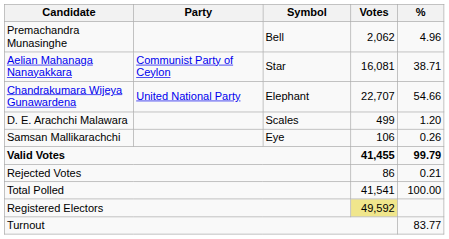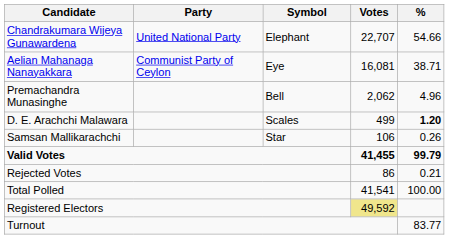rows swapped: (65, 96) <-> (43, 36)
(276, 66) Star -> (275, 66) Eye
(431, 120) normal -> (431, 120) bold
(275, 138) Eye -> (276, 138) Star
